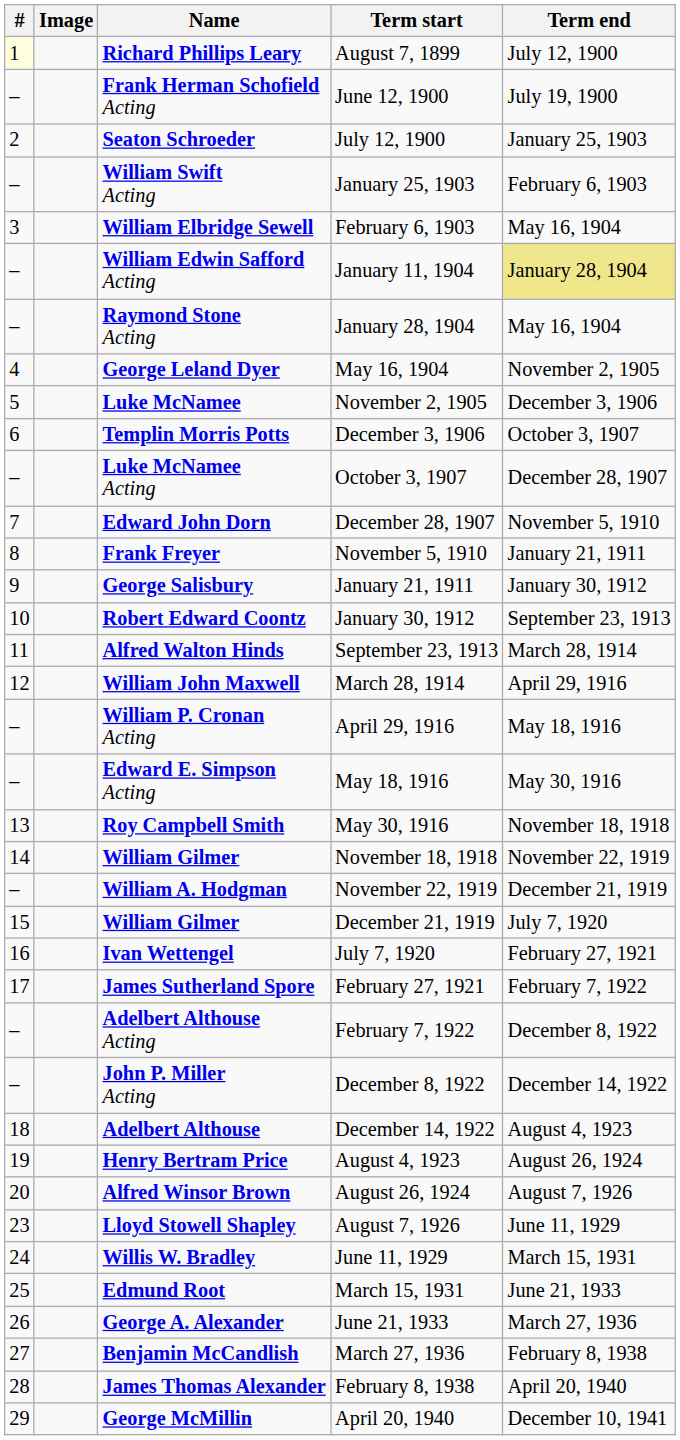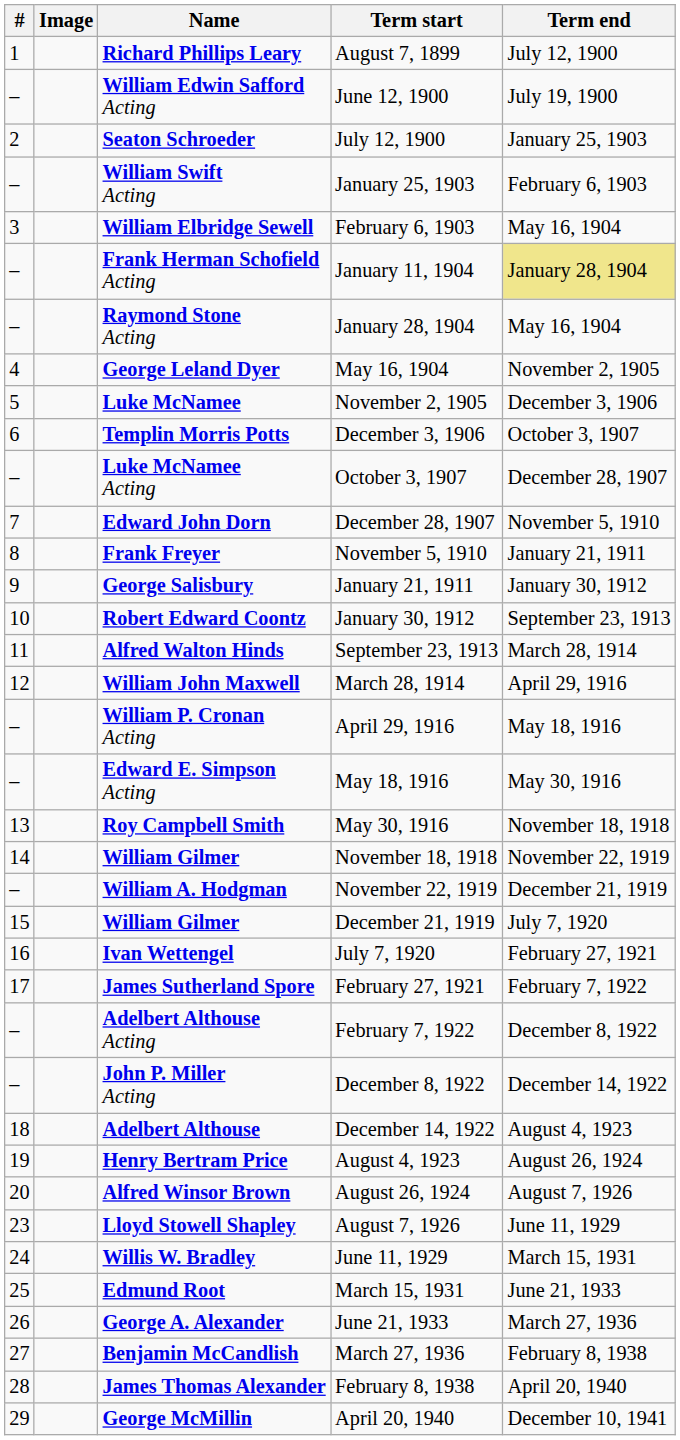(14, 52) lightyellow background -> (14, 52) no background
(211, 96) Frank Herman Schofield Acting -> (203, 96) William Edwin Safford Acting
(203, 271) William Edwin Safford Acting -> (211, 271) Frank Herman Schofield Acting
